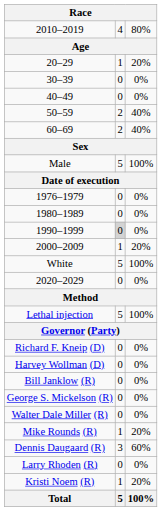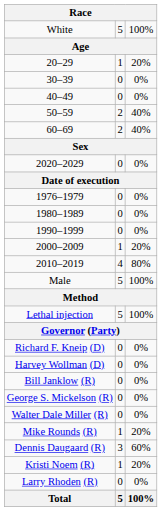rows swapped: (60, 264) <-> (60, 29)
rows swapped: (60, 163) <-> (60, 280)
(120, 230) lightgrey background -> (120, 230) no background
rows swapped: (60, 481) <-> (60, 465)
